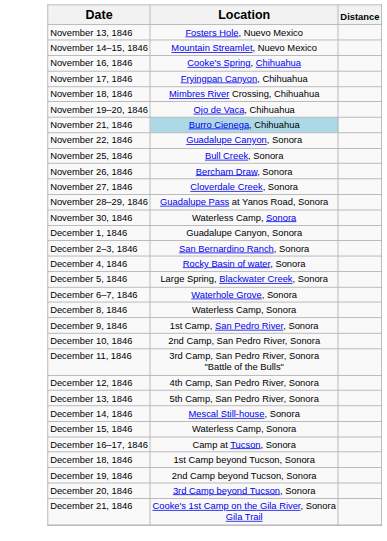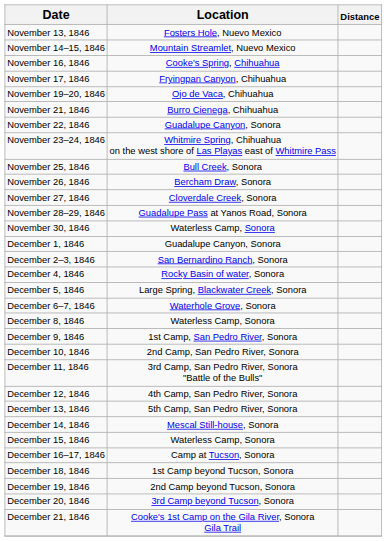- row: (91, 94)
(244, 125) lightblue background -> (223, 110) no background
+ row: (56, 140)
